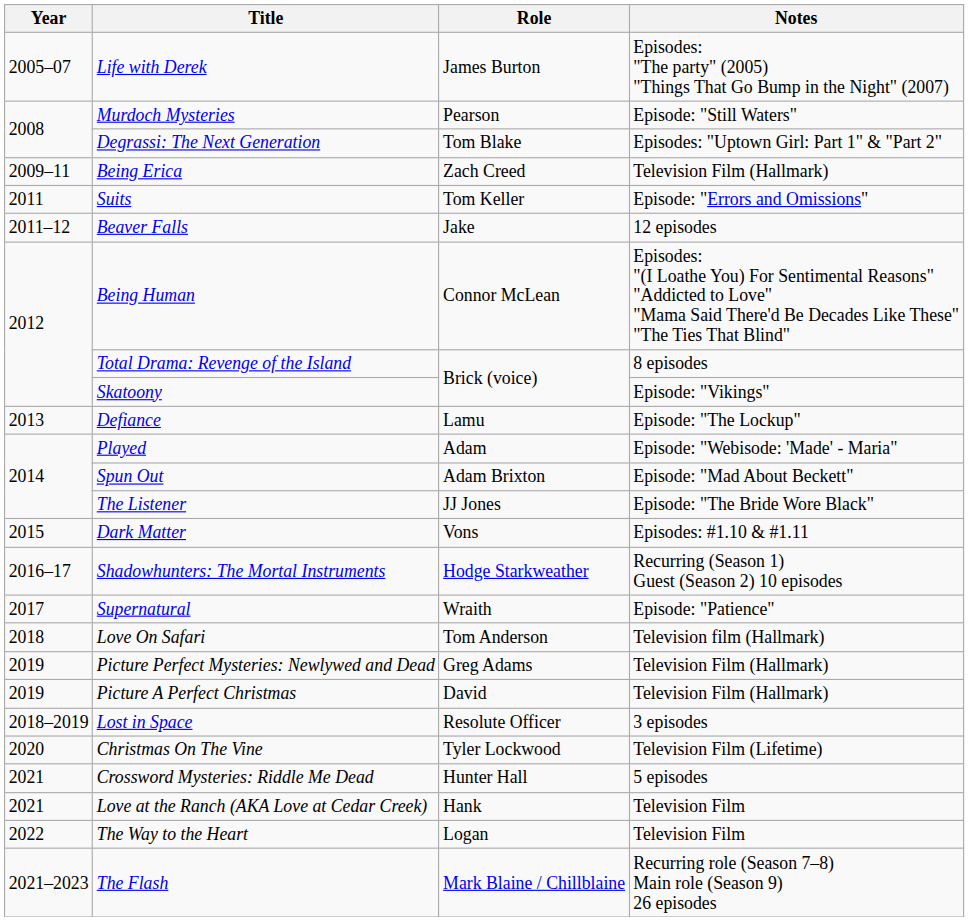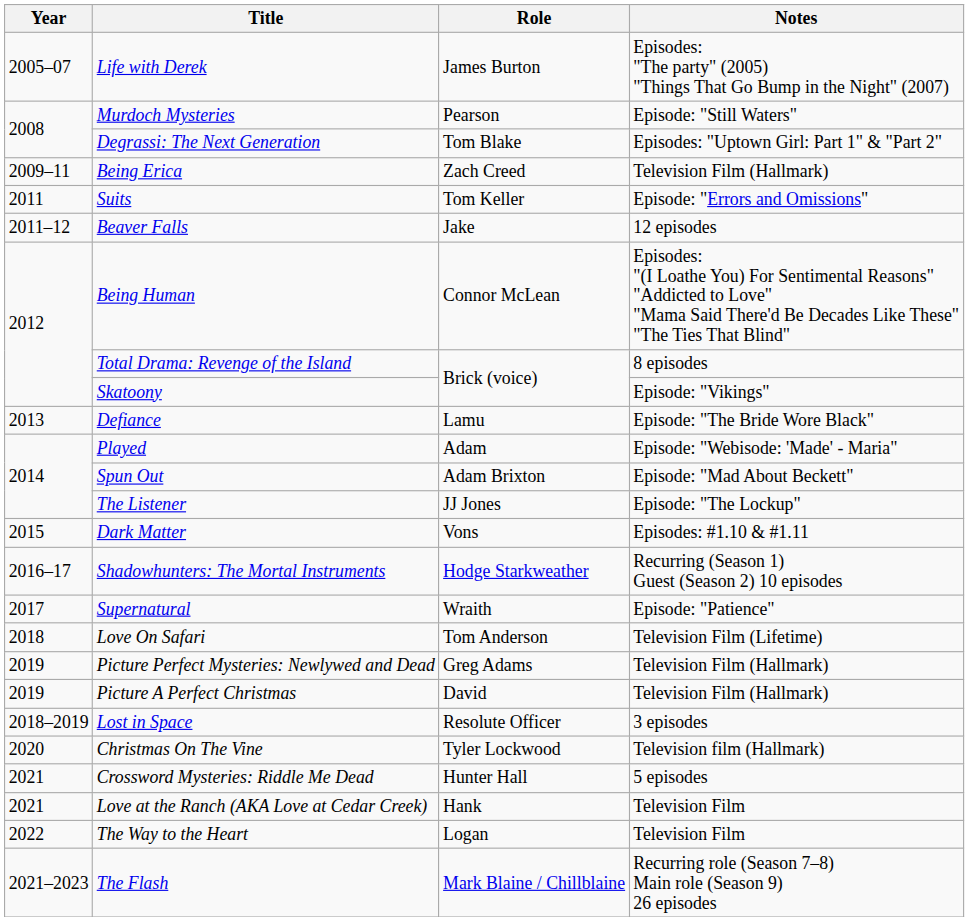(717, 420) Episode: "The Lockup" -> (754, 420) Episode: "The Bride Wore Black"
(754, 504) Episode: "The Bride Wore Black" -> (717, 504) Episode: "The Lockup"
(729, 637) Television film (Hallmark) -> (728, 637) Television Film (Lifetime)
(728, 749) Television Film (Lifetime) -> (729, 749) Television film (Hallmark)
